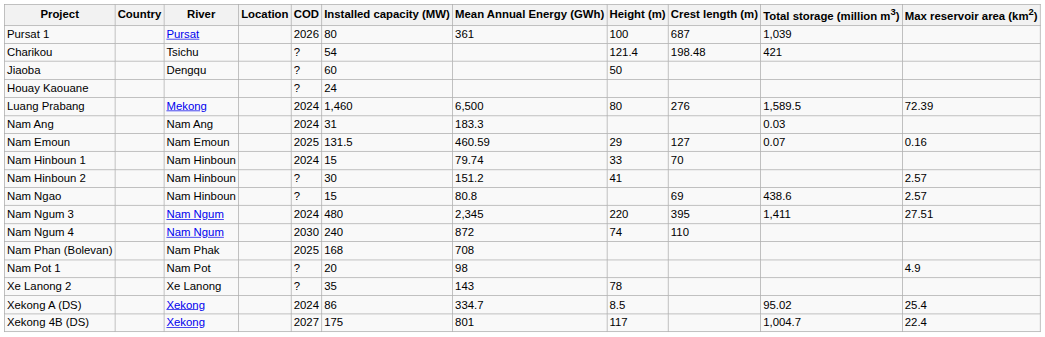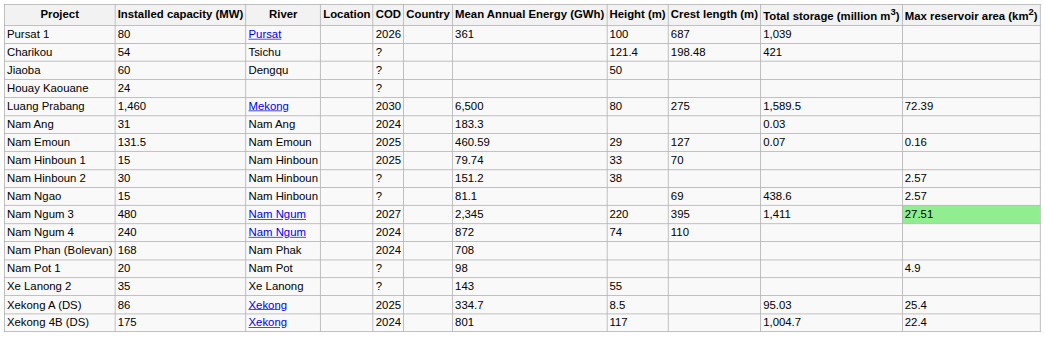columns swapped: (139, 15) <-> (387, 15)
(306, 106) 2024 -> (388, 106) 2030
(680, 106) 276 -> (680, 106) 275
(306, 160) 2024 -> (388, 160) 2025
(616, 178) 41 -> (616, 178) 38
(466, 196) 80.8 -> (466, 196) 81.1
(306, 214) 2024 -> (388, 214) 2027
(919, 214) no background -> (919, 214) lightgreen background
(306, 232) 2030 -> (388, 232) 2024
(306, 250) 2025 -> (388, 250) 2024
(616, 286) 78 -> (616, 286) 55
(306, 304) 2024 -> (388, 304) 2025
(777, 304) 95.02 -> (777, 304) 95.03
(306, 322) 2027 -> (388, 322) 2024
